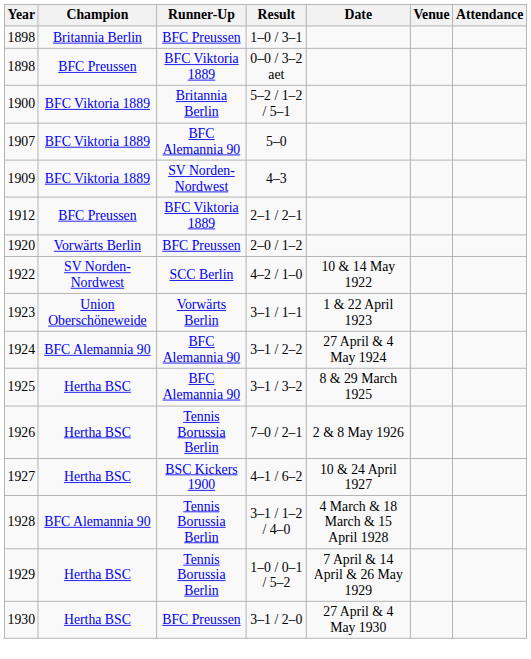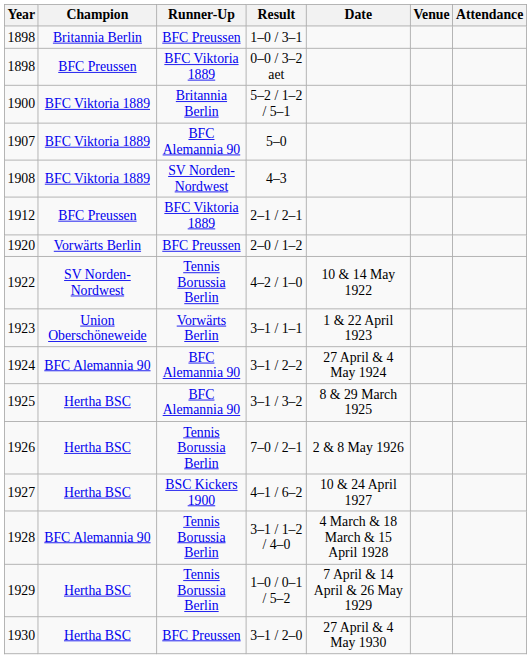(21, 178) 1909 -> (21, 178) 1908
(201, 275) SCC Berlin -> (201, 282) Tennis Borussia Berlin
